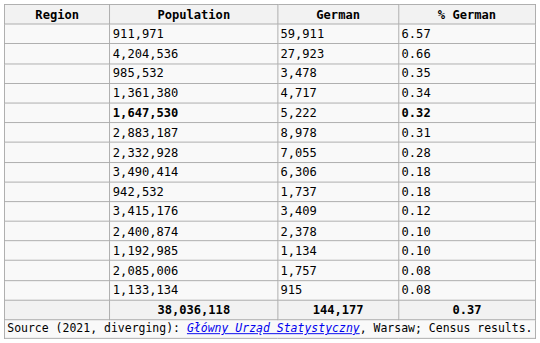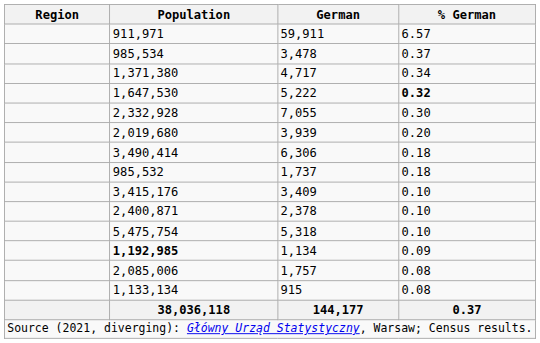- row: (302, 54)
(138, 73) 985,532 -> (138, 54) 985,534
(416, 73) 0.35 -> (416, 54) 0.37
(146, 93) 1,361,380 -> (146, 73) 1,371,380
(146, 113) bold -> (146, 93) normal
- row: (299, 133)
(416, 152) 0.28 -> (416, 113) 0.30
+ row: (299, 133)
(138, 192) 942,532 -> (138, 172) 985,532
(416, 211) 0.12 -> (416, 192) 0.10
(146, 231) 2,400,874 -> (146, 211) 2,400,871
+ row: (299, 231)
(146, 251) normal -> (146, 251) bold
(416, 251) 0.10 -> (416, 251) 0.09
